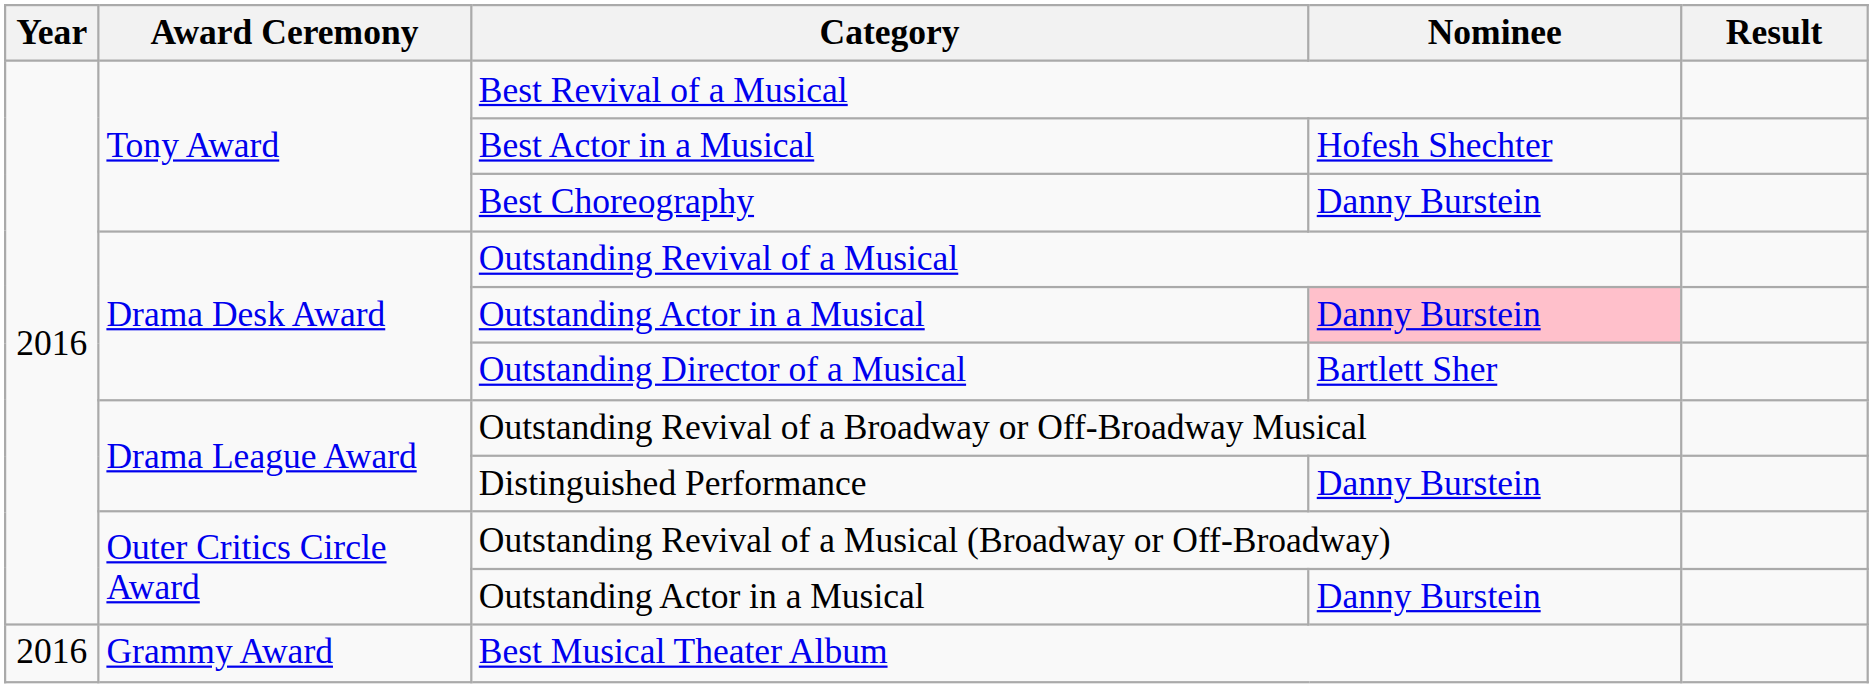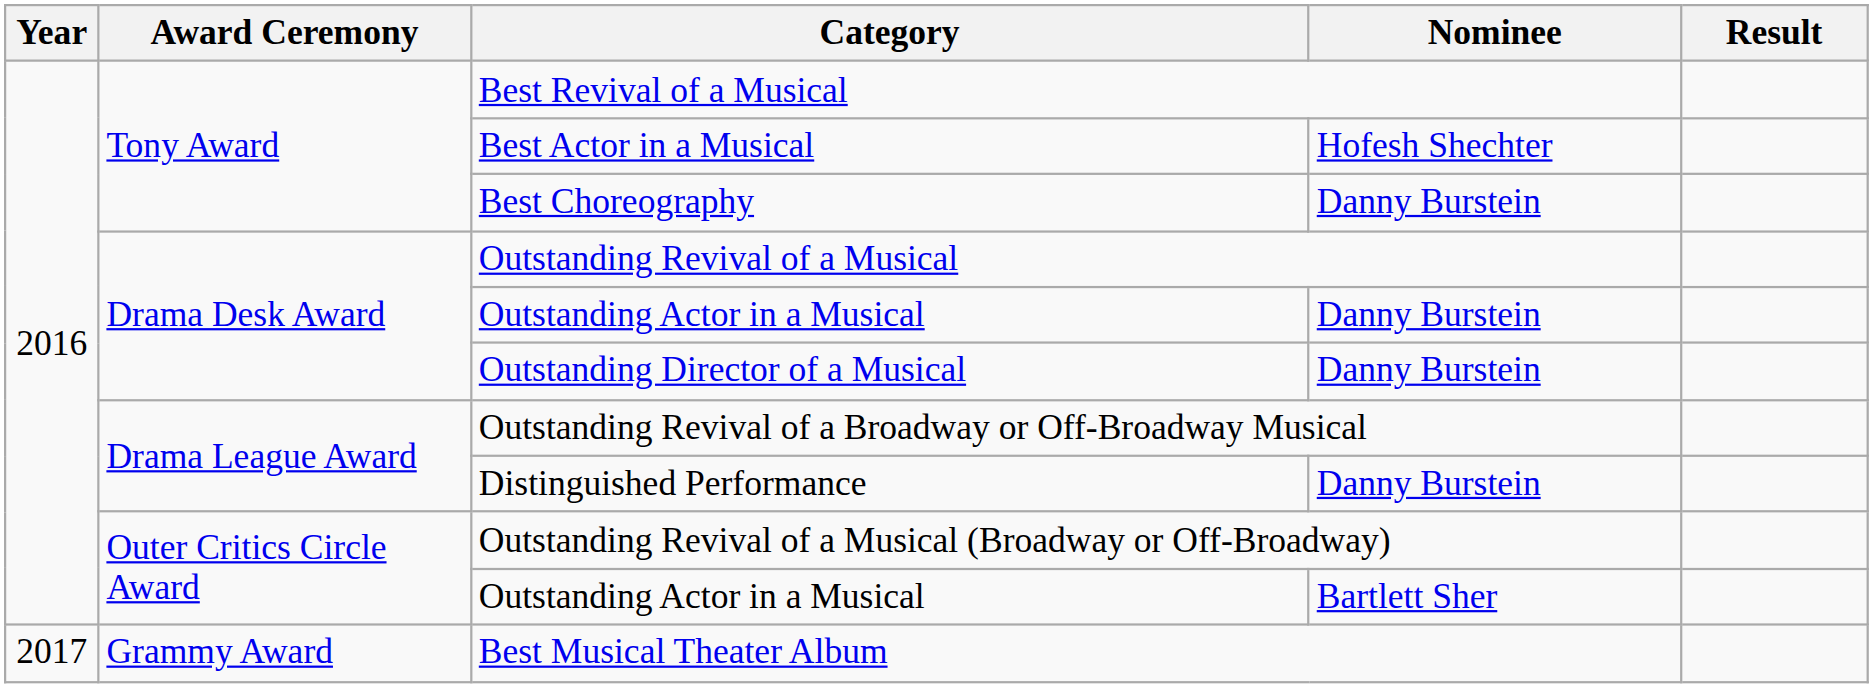(1429, 314) pink background -> (1429, 314) no background
(1407, 370) Bartlett Sher -> (1429, 370) Danny Burstein
(1429, 595) Danny Burstein -> (1407, 595) Bartlett Sher
(52, 652) 2016 -> (52, 652) 2017
